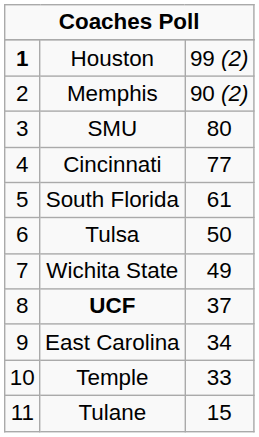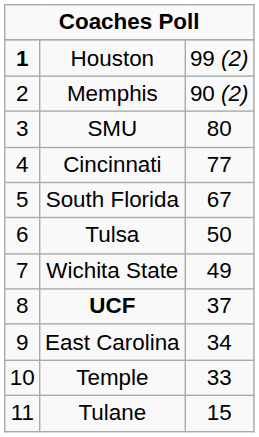(219, 199) 61 -> (219, 199) 67
